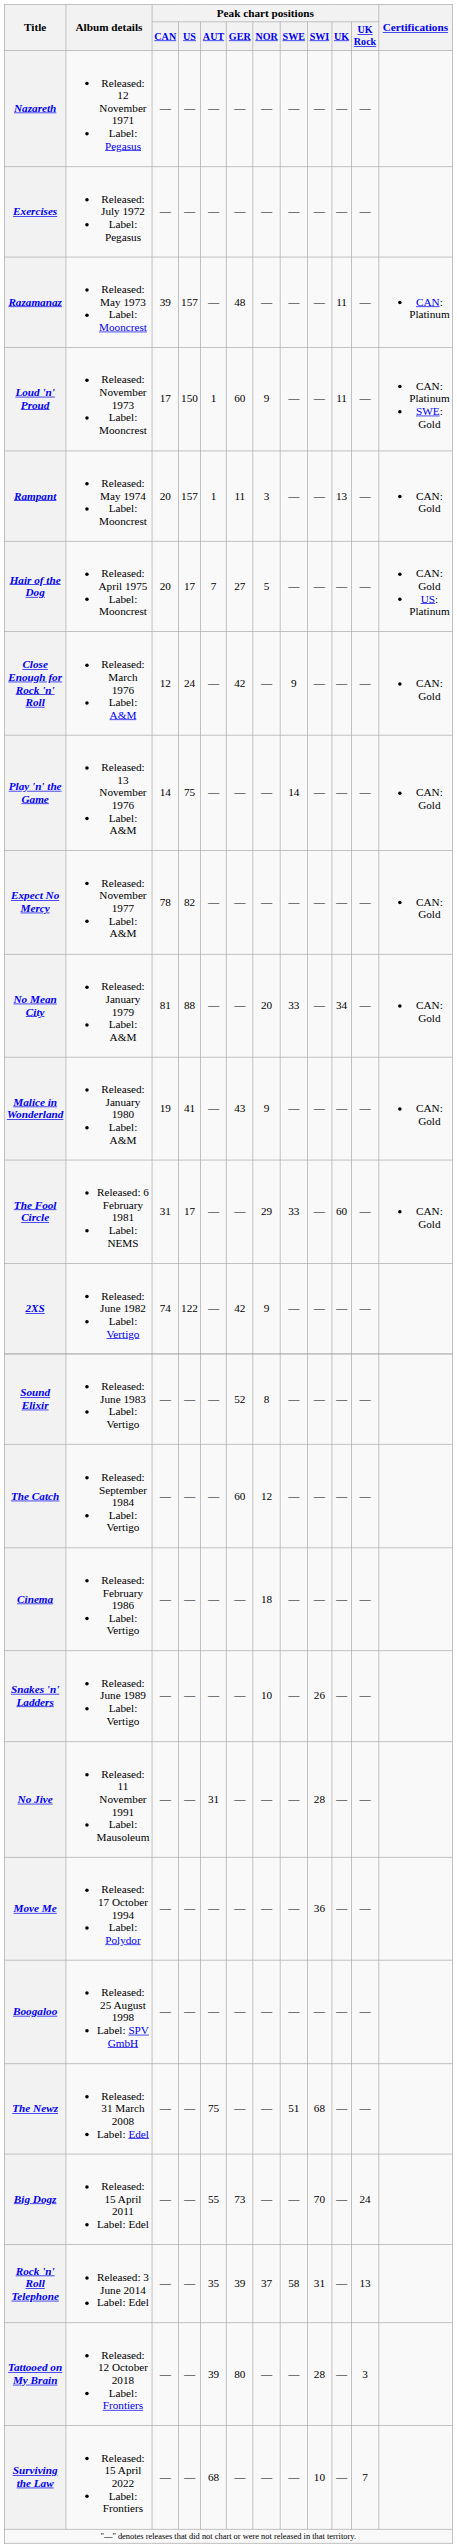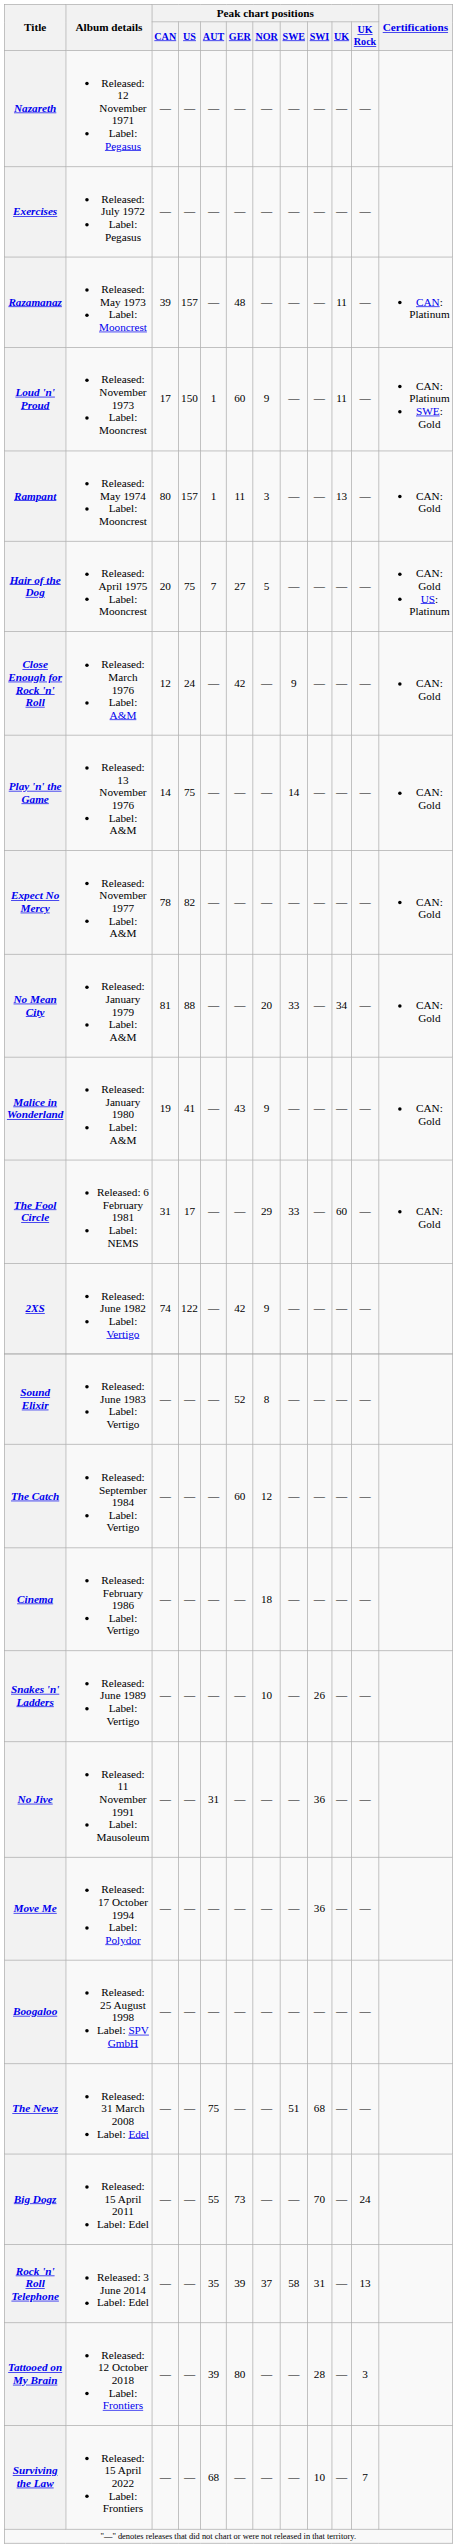(165, 496) 20 -> (165, 496) 80
(190, 586) 17 -> (190, 586) 75
(319, 1799) 28 -> (319, 1799) 36
